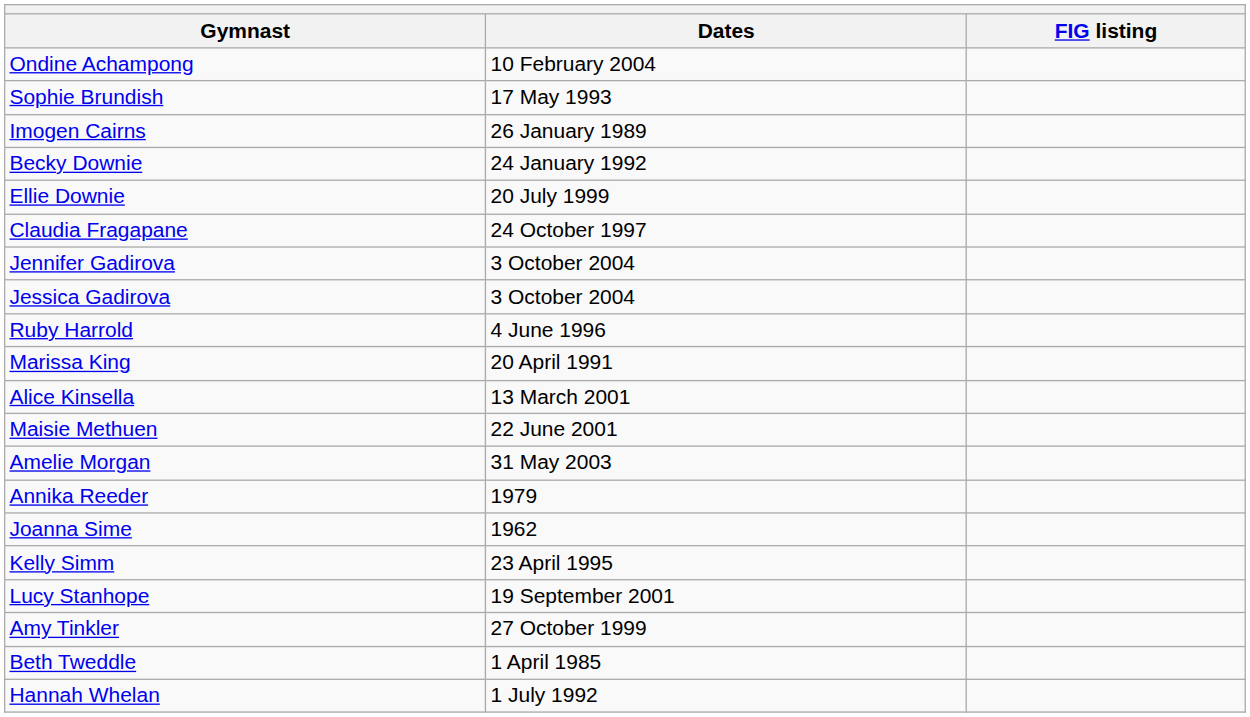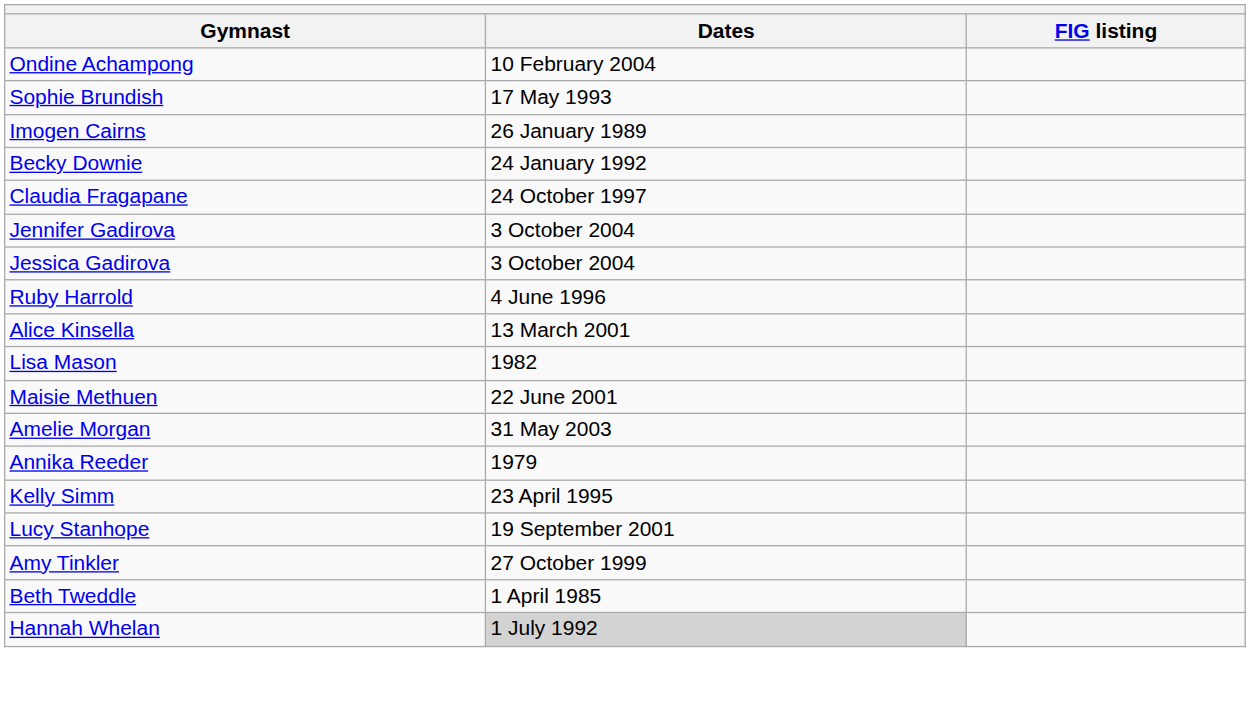- row: (67, 196)
- row: (70, 363)
+ row: (63, 363)
- row: (71, 529)
(544, 695) no background -> (544, 629) lightgrey background
